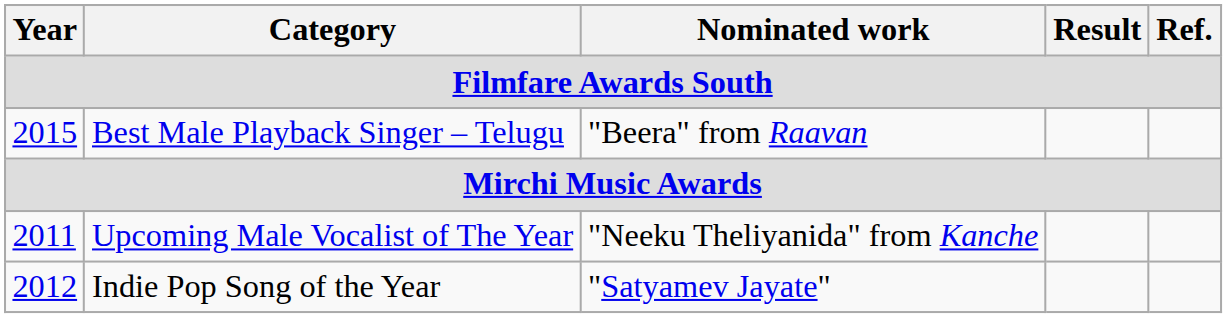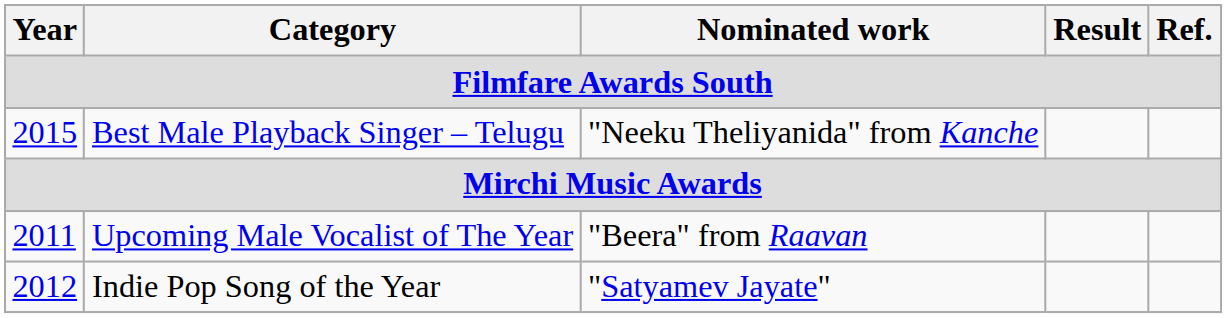(728, 132) "Beera" from Raavan -> (813, 132) "Neeku Theliyanida" from Kanche
(813, 235) "Neeku Theliyanida" from Kanche -> (728, 235) "Beera" from Raavan
